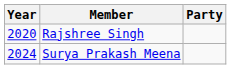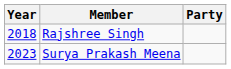(22, 34) 2020 -> (22, 34) 2018
(22, 54) 2024 -> (22, 54) 2023
